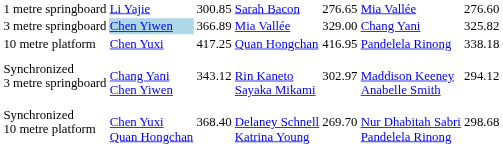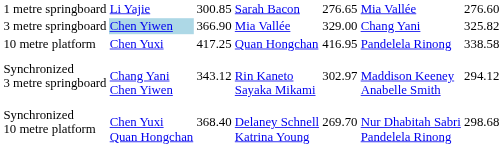(214, 26) 366.89 -> (214, 26) 366.90
(482, 43) 338.18 -> (482, 43) 338.58
